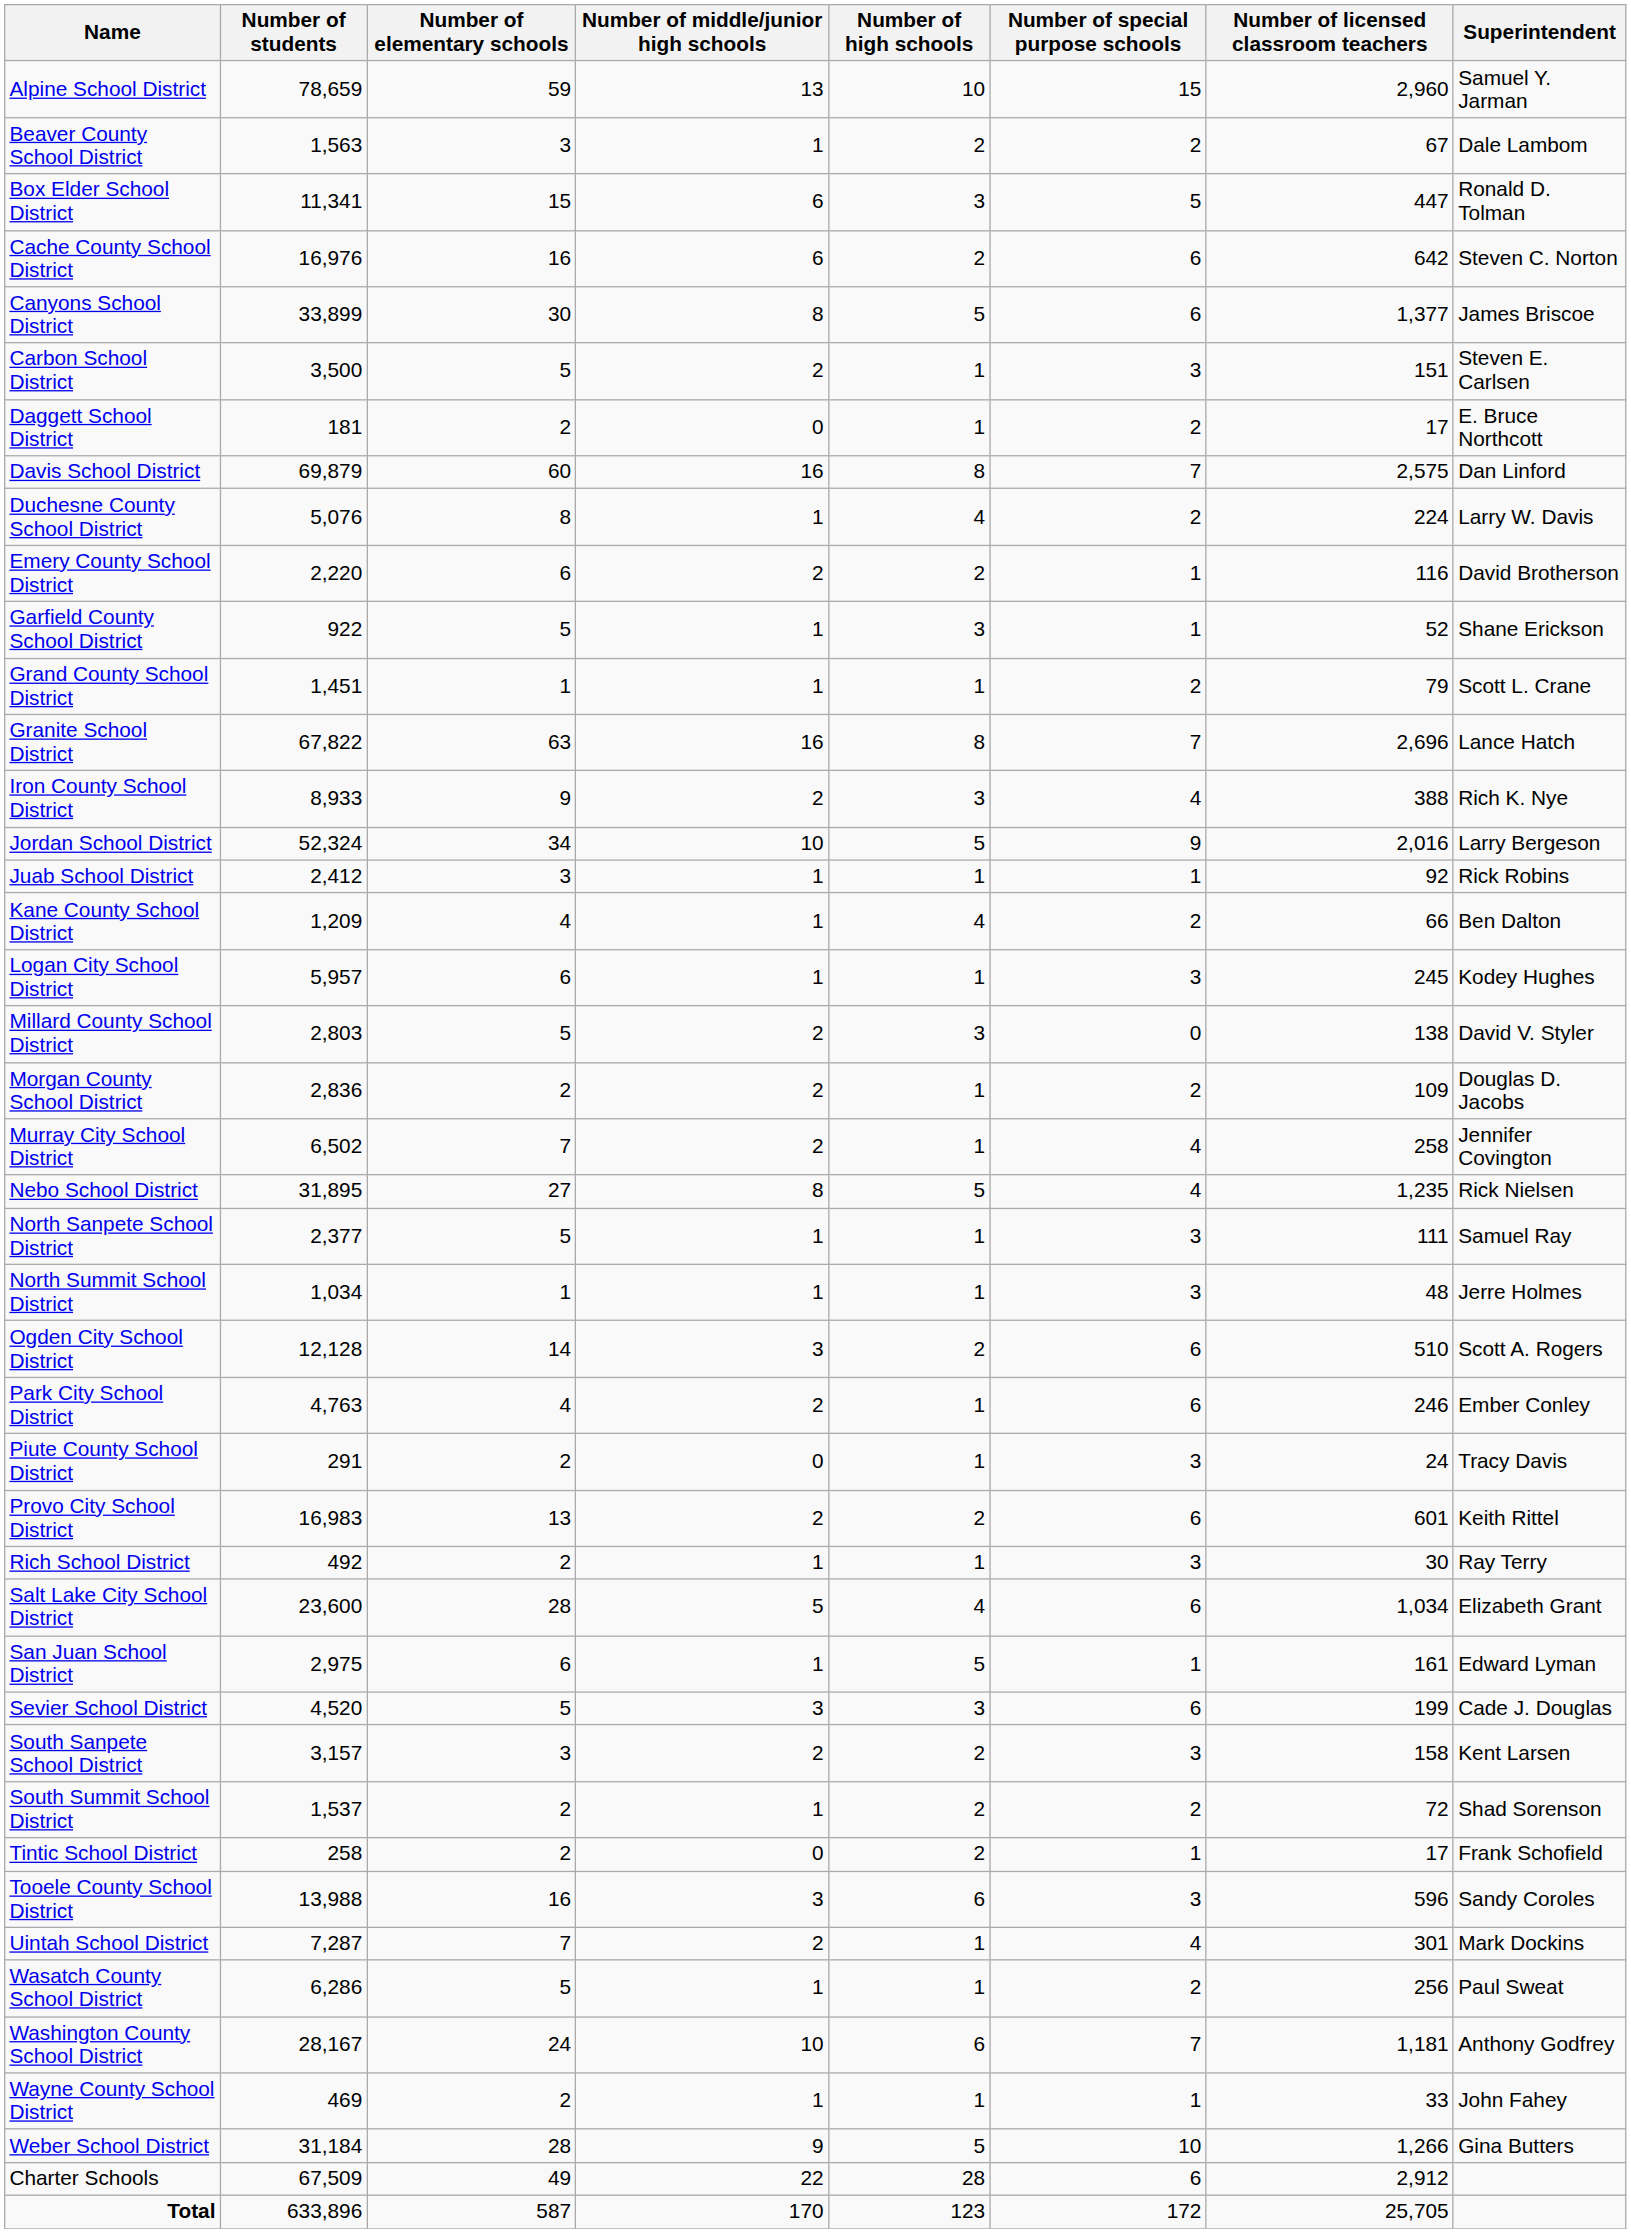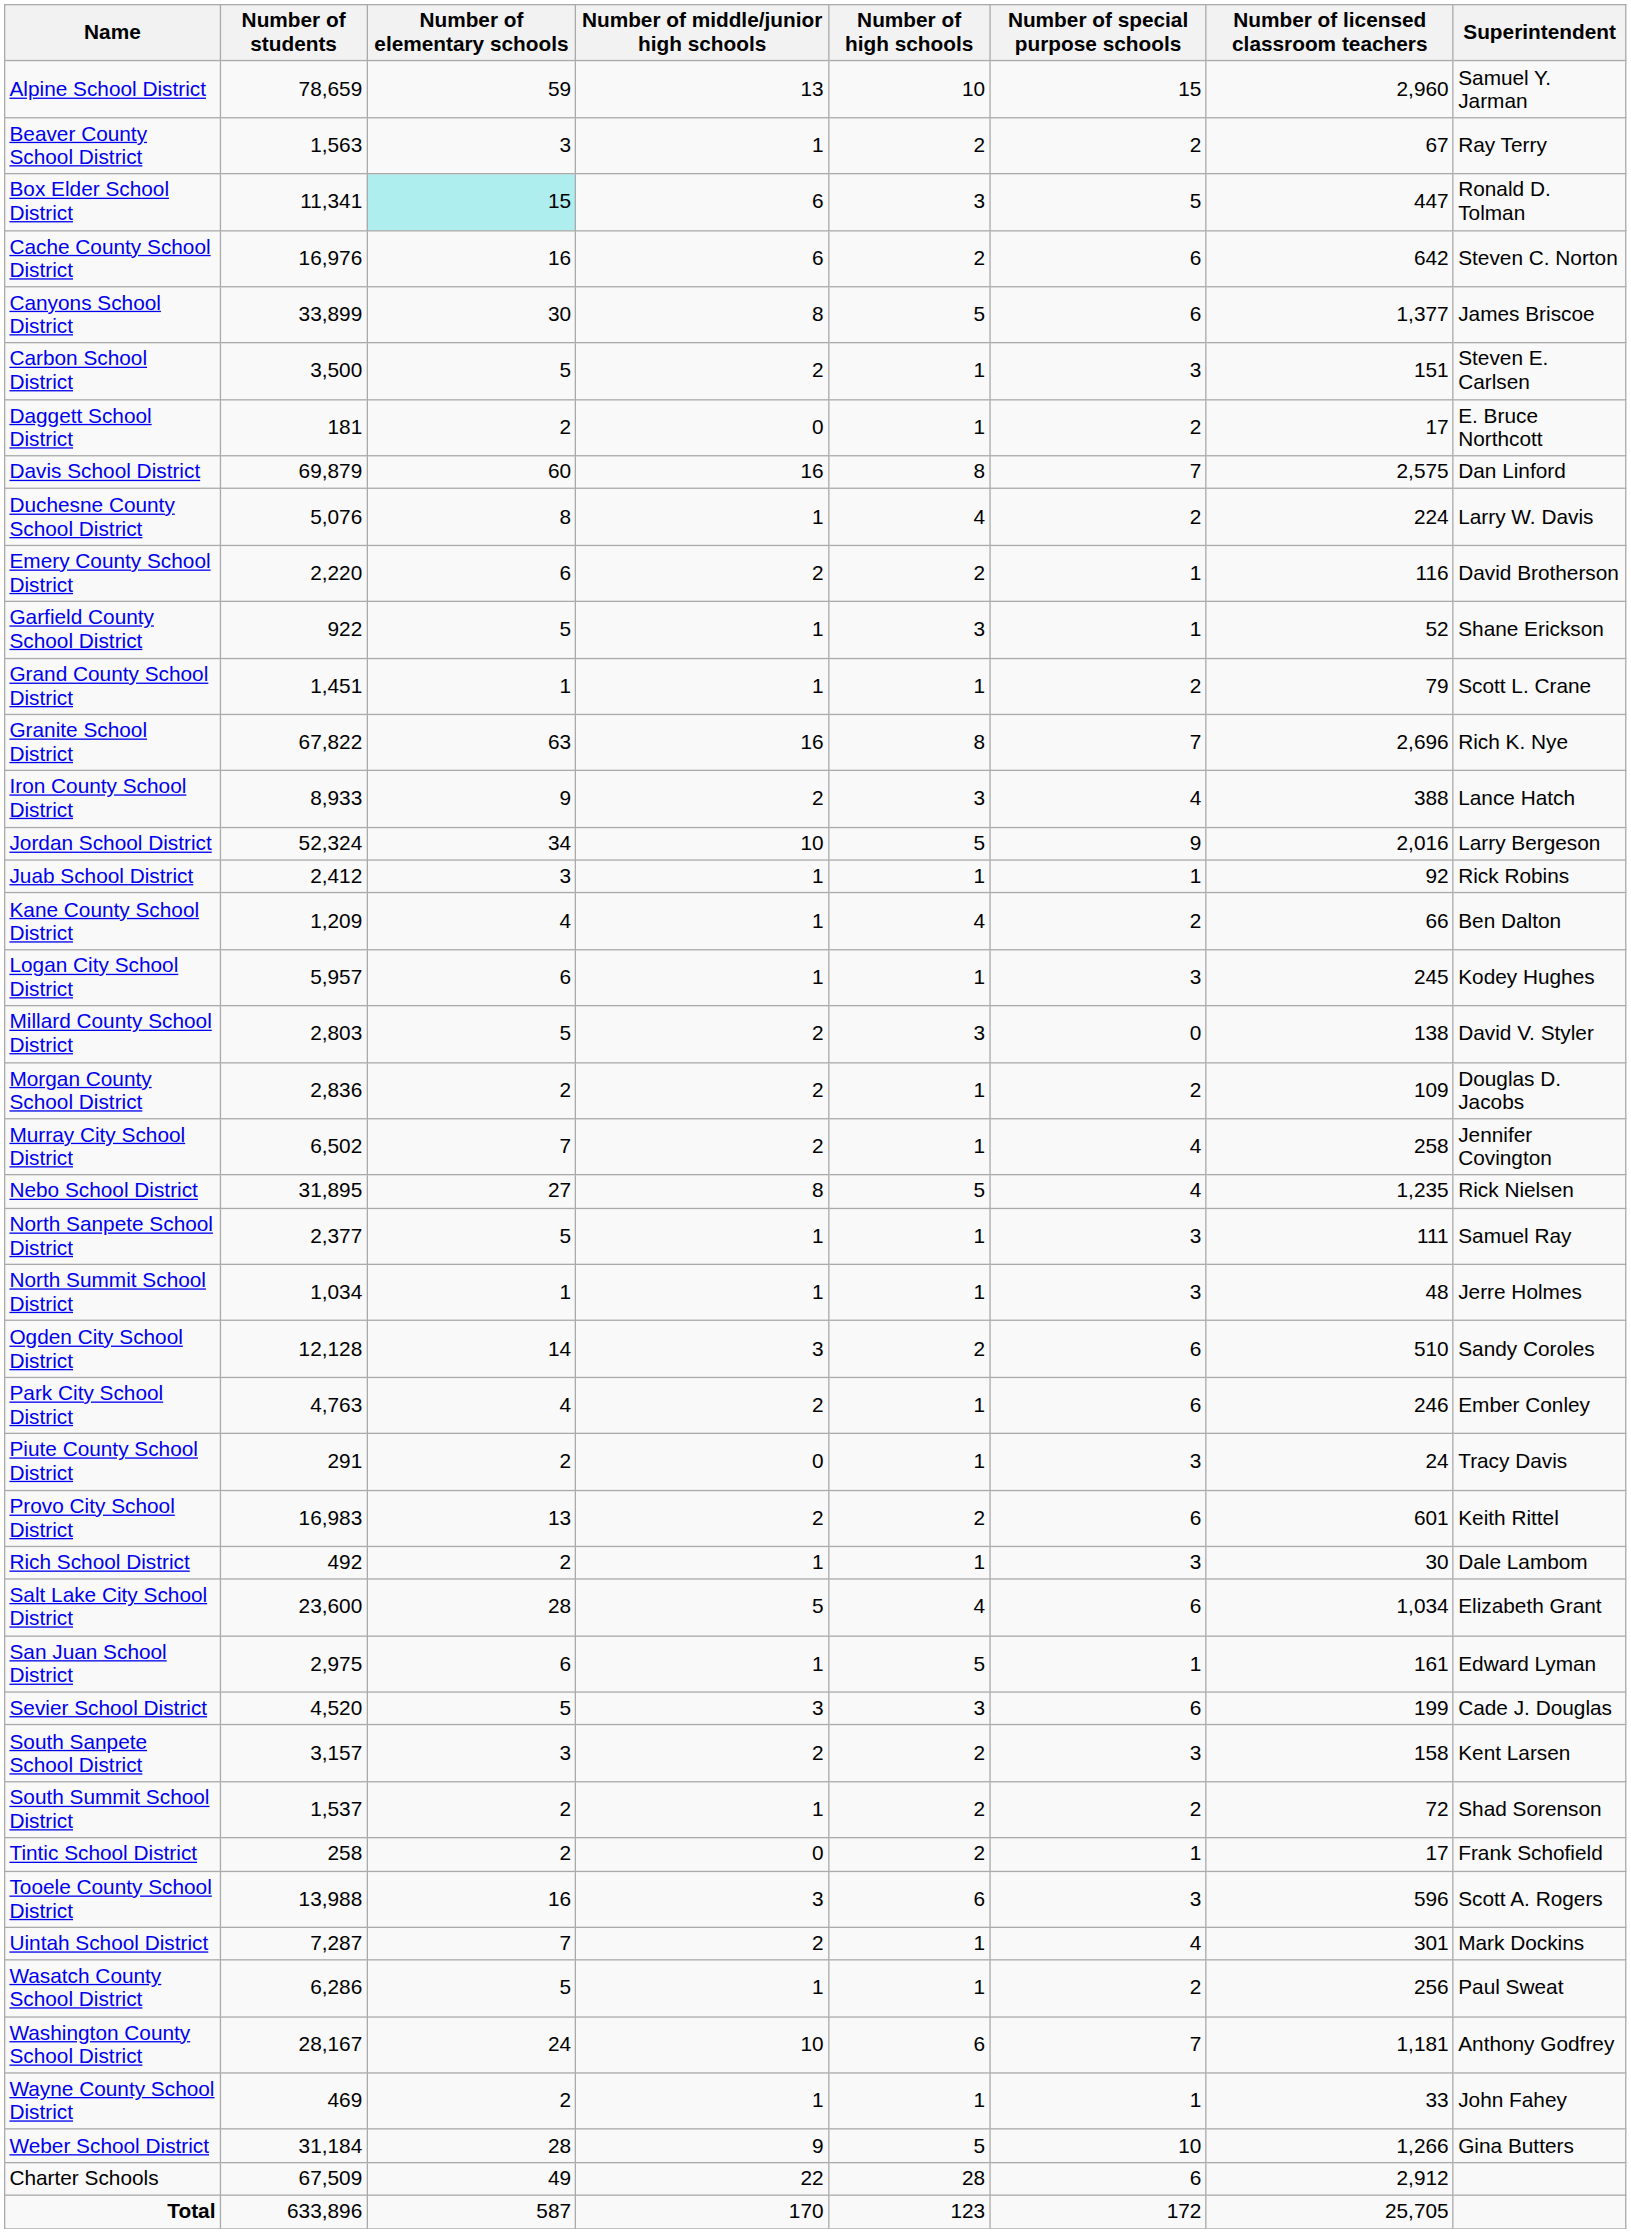(1523, 145) Dale Lambom -> (1503, 145) Ray Terry
(559, 201) no background -> (559, 201) paleturquoise background
(1517, 742) Lance Hatch -> (1513, 742) Rich K. Nye
(1513, 798) Rich K. Nye -> (1517, 798) Lance Hatch
(1530, 1348) Scott A. Rogers -> (1526, 1348) Sandy Coroles
(1503, 1562) Ray Terry -> (1523, 1562) Dale Lambom
(1526, 1898) Sandy Coroles -> (1530, 1898) Scott A. Rogers
